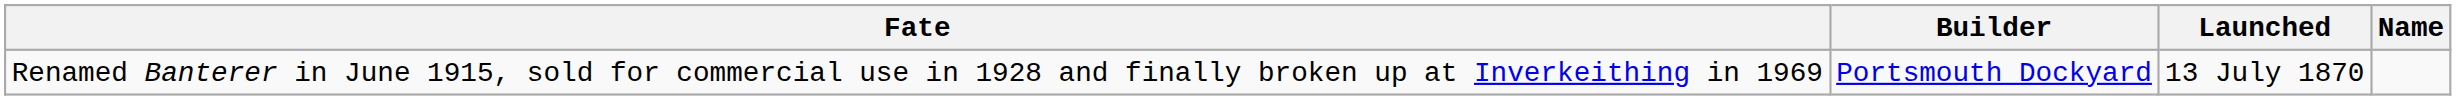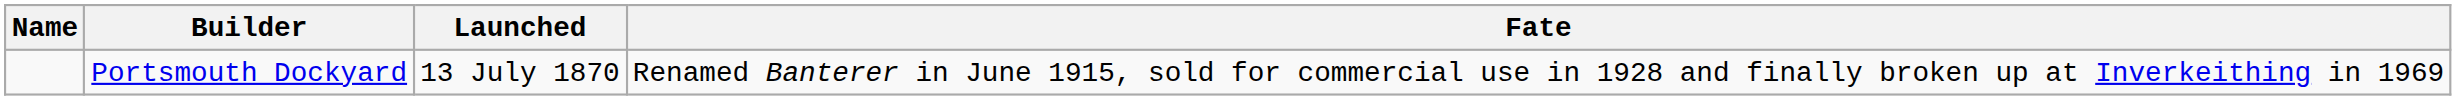columns swapped: (2411, 28) <-> (917, 28)
